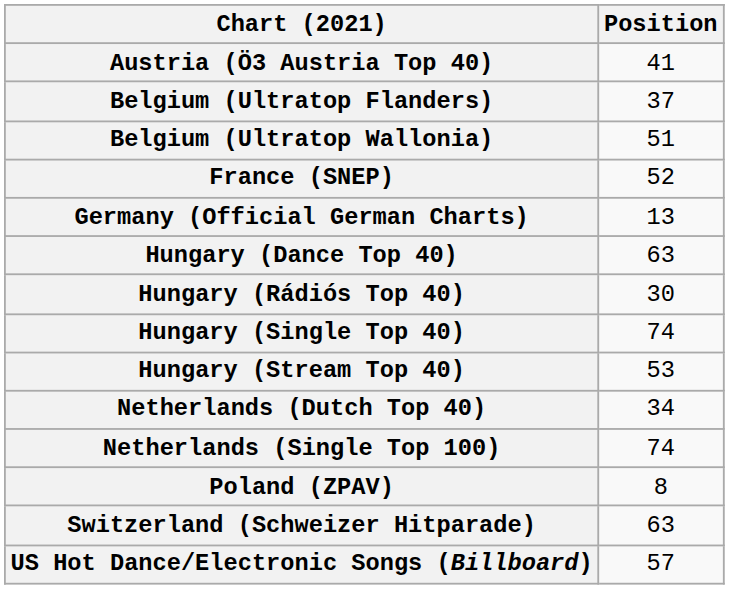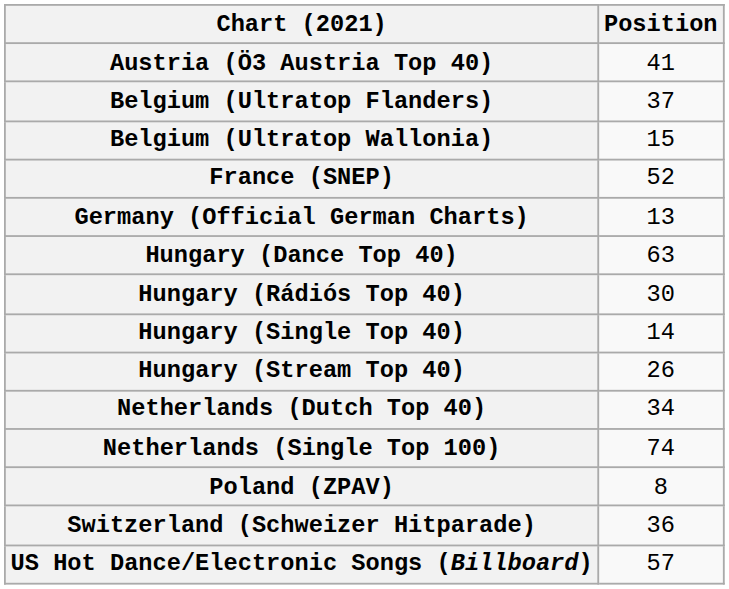(661, 140) 51 -> (661, 140) 15
(661, 333) 74 -> (661, 333) 14
(661, 371) 53 -> (661, 371) 26
(661, 525) 63 -> (661, 525) 36
